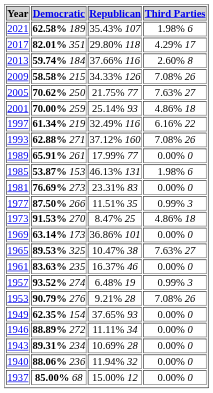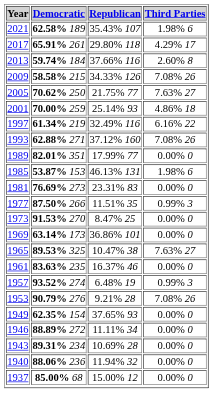(59, 45) 82.01% 351 -> (59, 45) 65.91% 261
(59, 155) 65.91% 261 -> (59, 155) 82.01% 351
(175, 219) 4.86% 18 -> (175, 219) 0.00% 0
